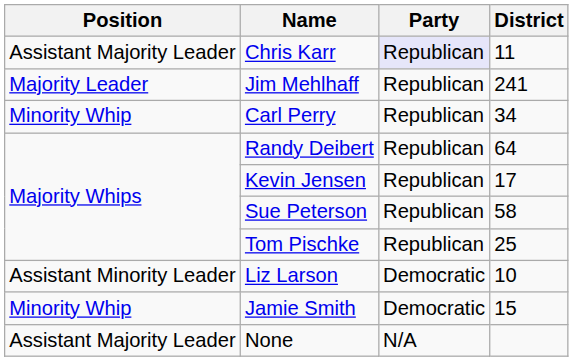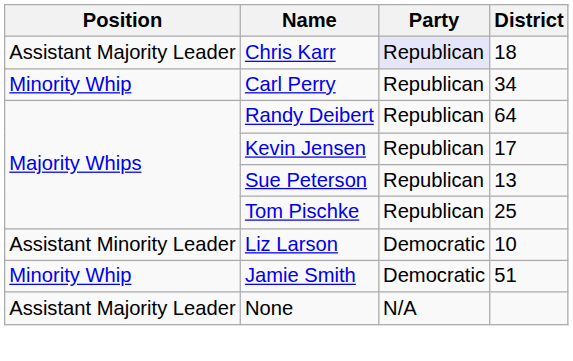(505, 52) 11 -> (506, 52) 18
- row: (302, 84)
(506, 212) 58 -> (506, 180) 13
(506, 308) 15 -> (506, 276) 51
